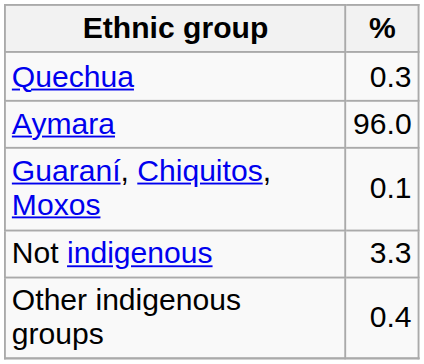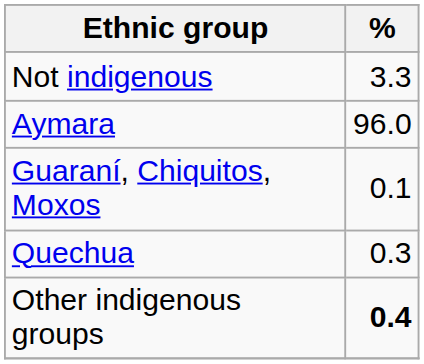rows swapped: (73, 76) <-> (112, 253)
(391, 317) normal -> (391, 317) bold
